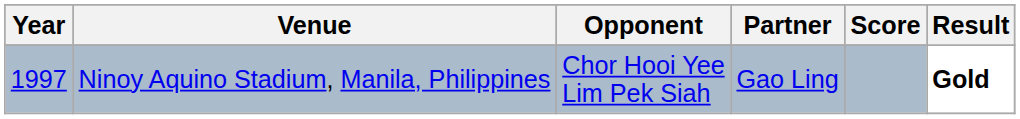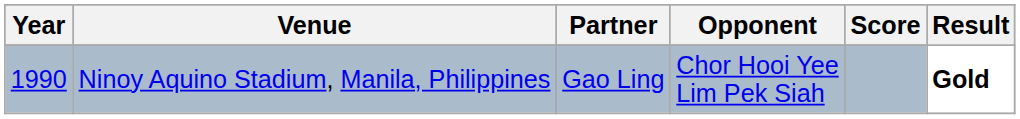columns swapped: (788, 25) <-> (643, 25)
(39, 79) 1997 -> (39, 79) 1990
